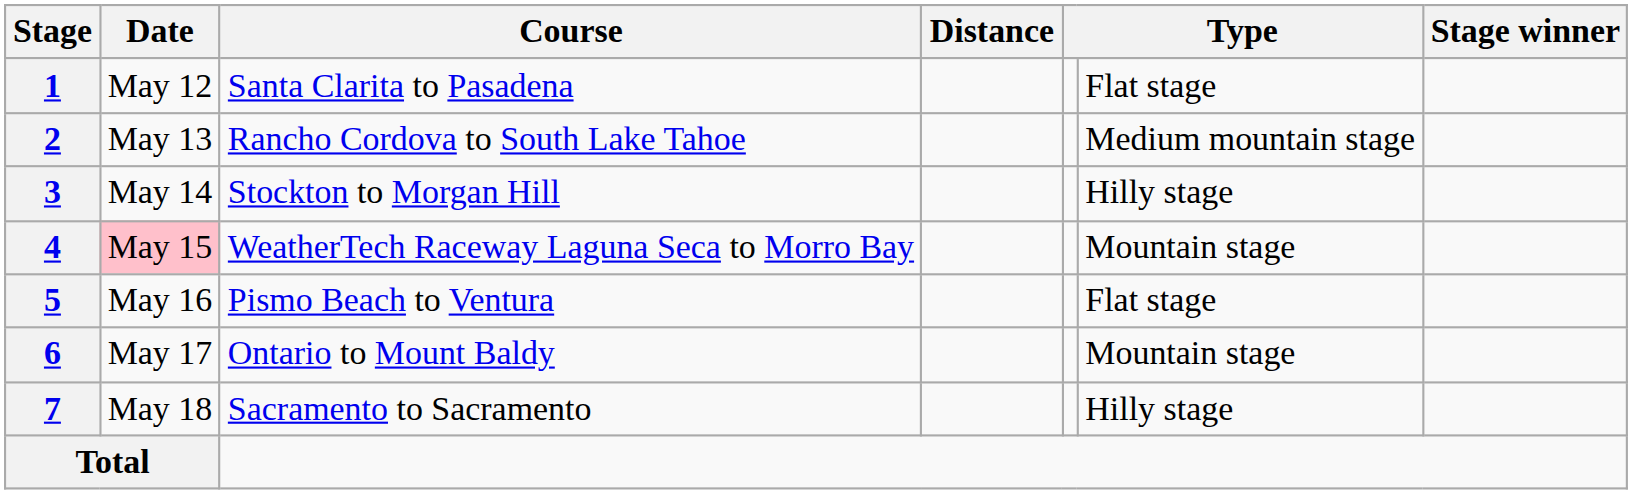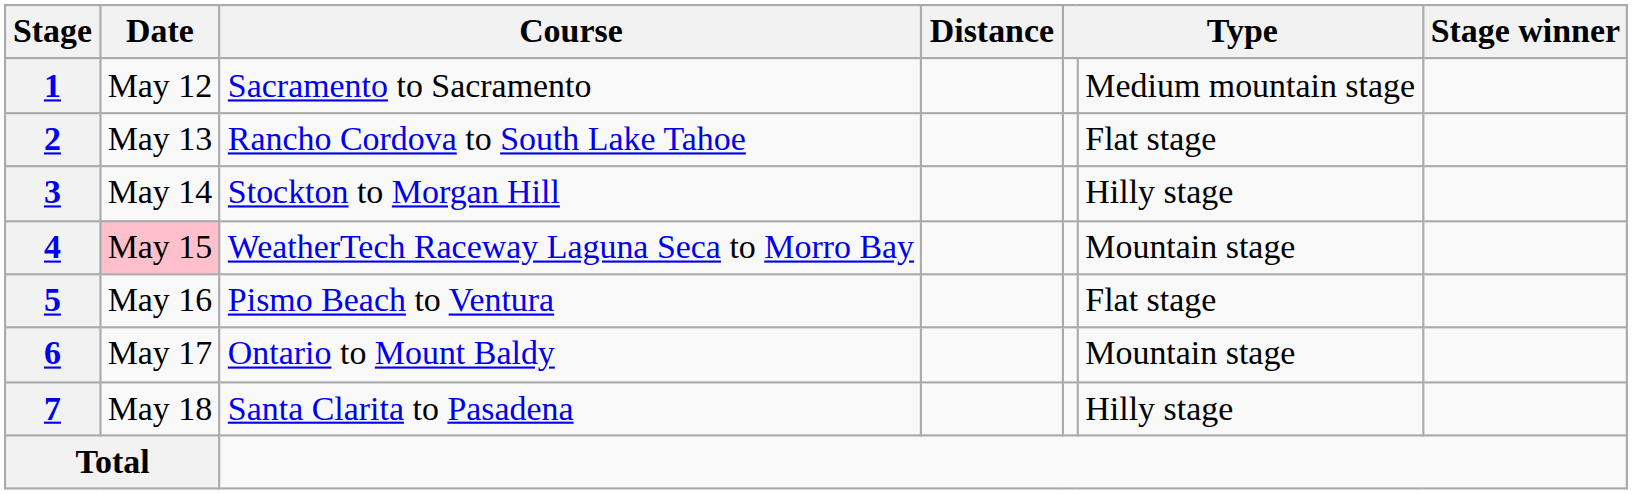(401, 85) Santa Clarita to Pasadena -> (410, 85) Sacramento to Sacramento
(1151, 85) Flat stage -> (1250, 85) Medium mountain stage
(1250, 138) Medium mountain stage -> (1151, 138) Flat stage
(410, 407) Sacramento to Sacramento -> (401, 407) Santa Clarita to Pasadena
